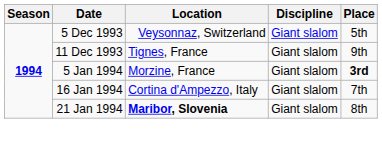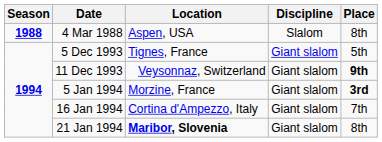+ row: (92, 33)
(197, 33) Veysonnaz, Switzerland -> (168, 52) Tignes, France
(168, 52) Tignes, France -> (197, 71) Veysonnaz, Switzerland
(359, 52) normal -> (359, 71) bold
